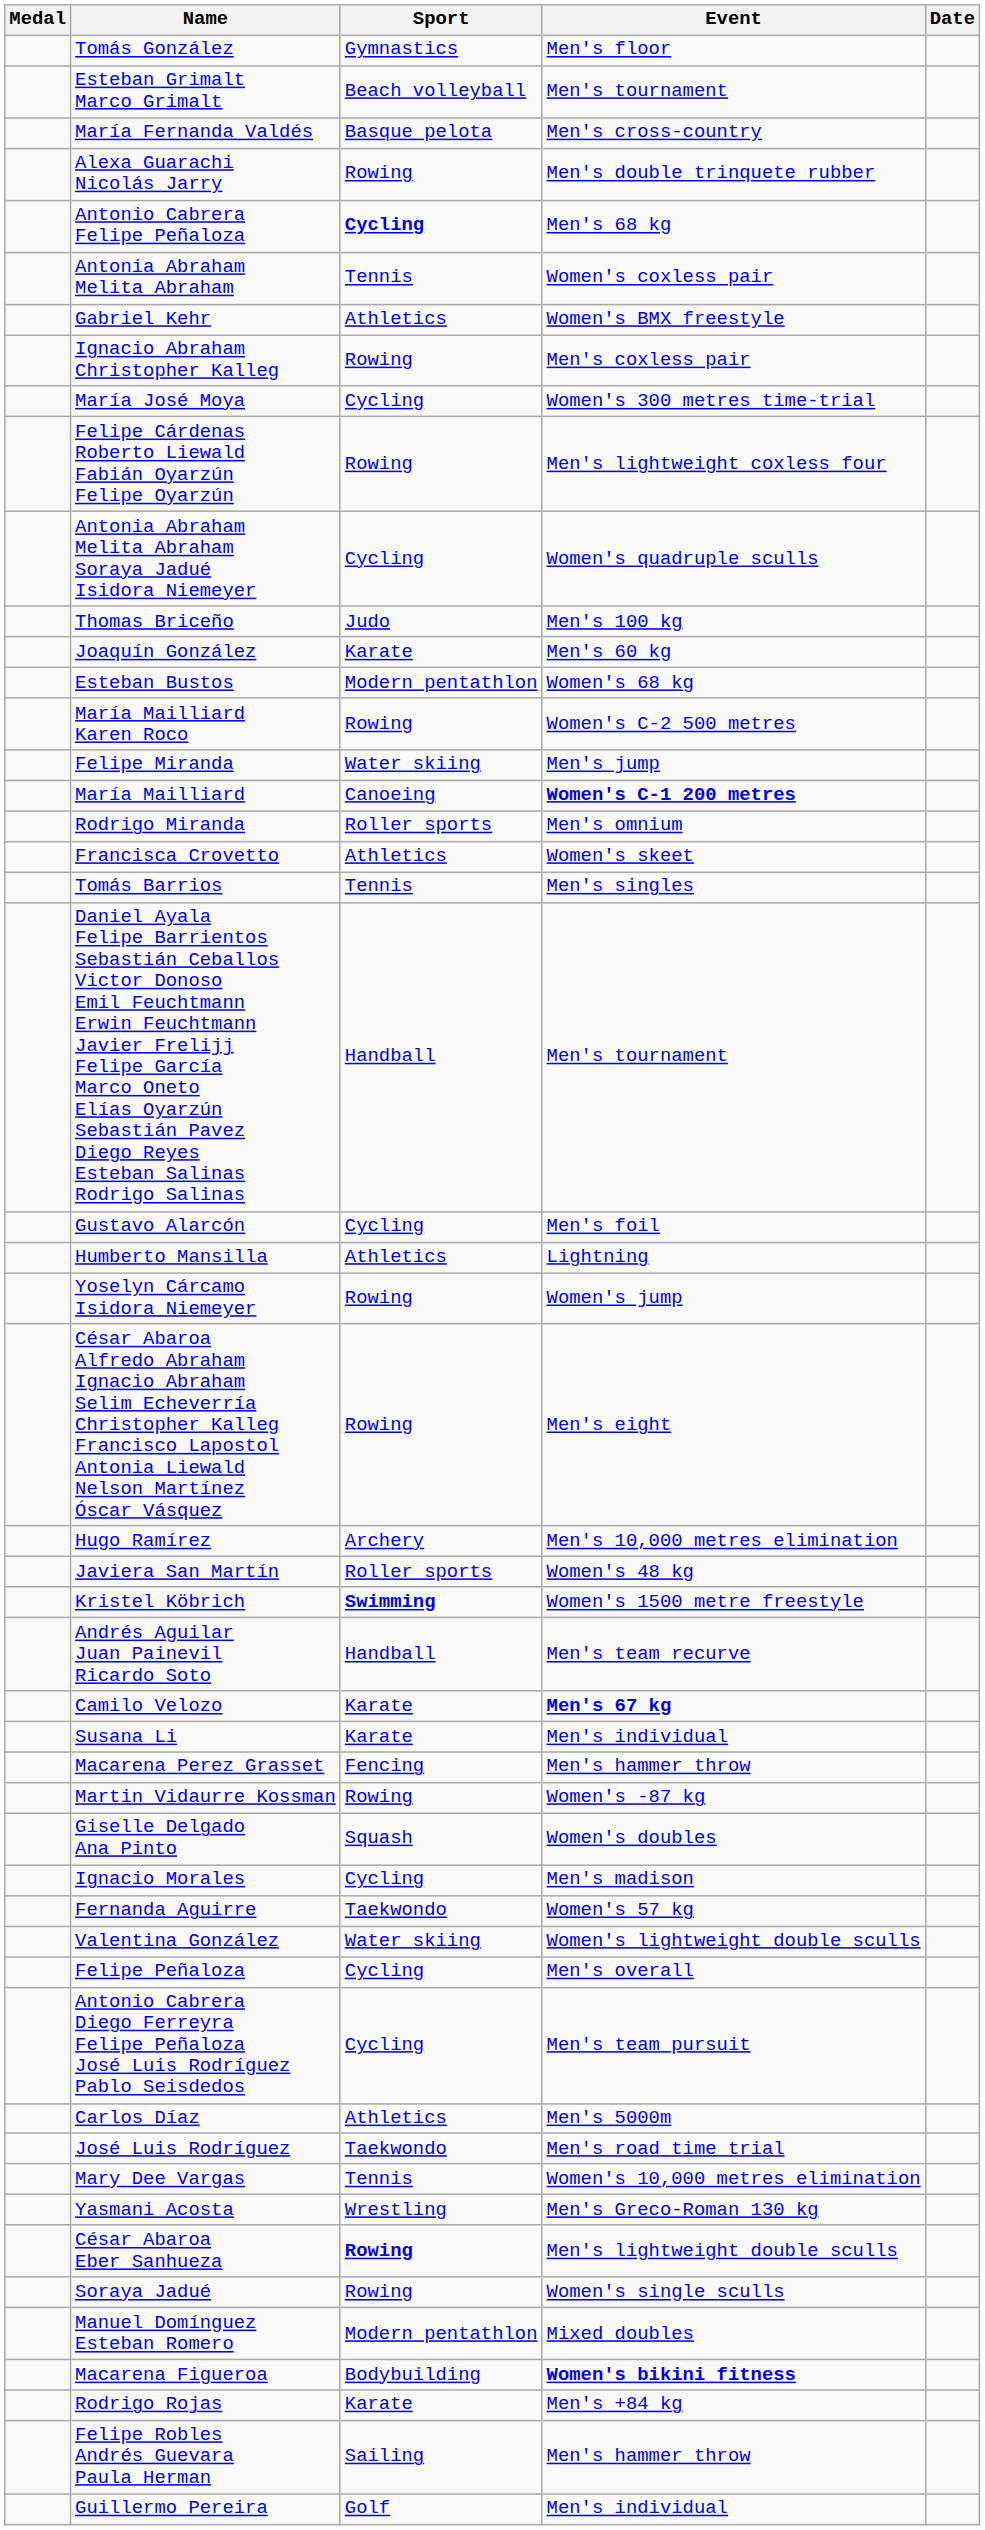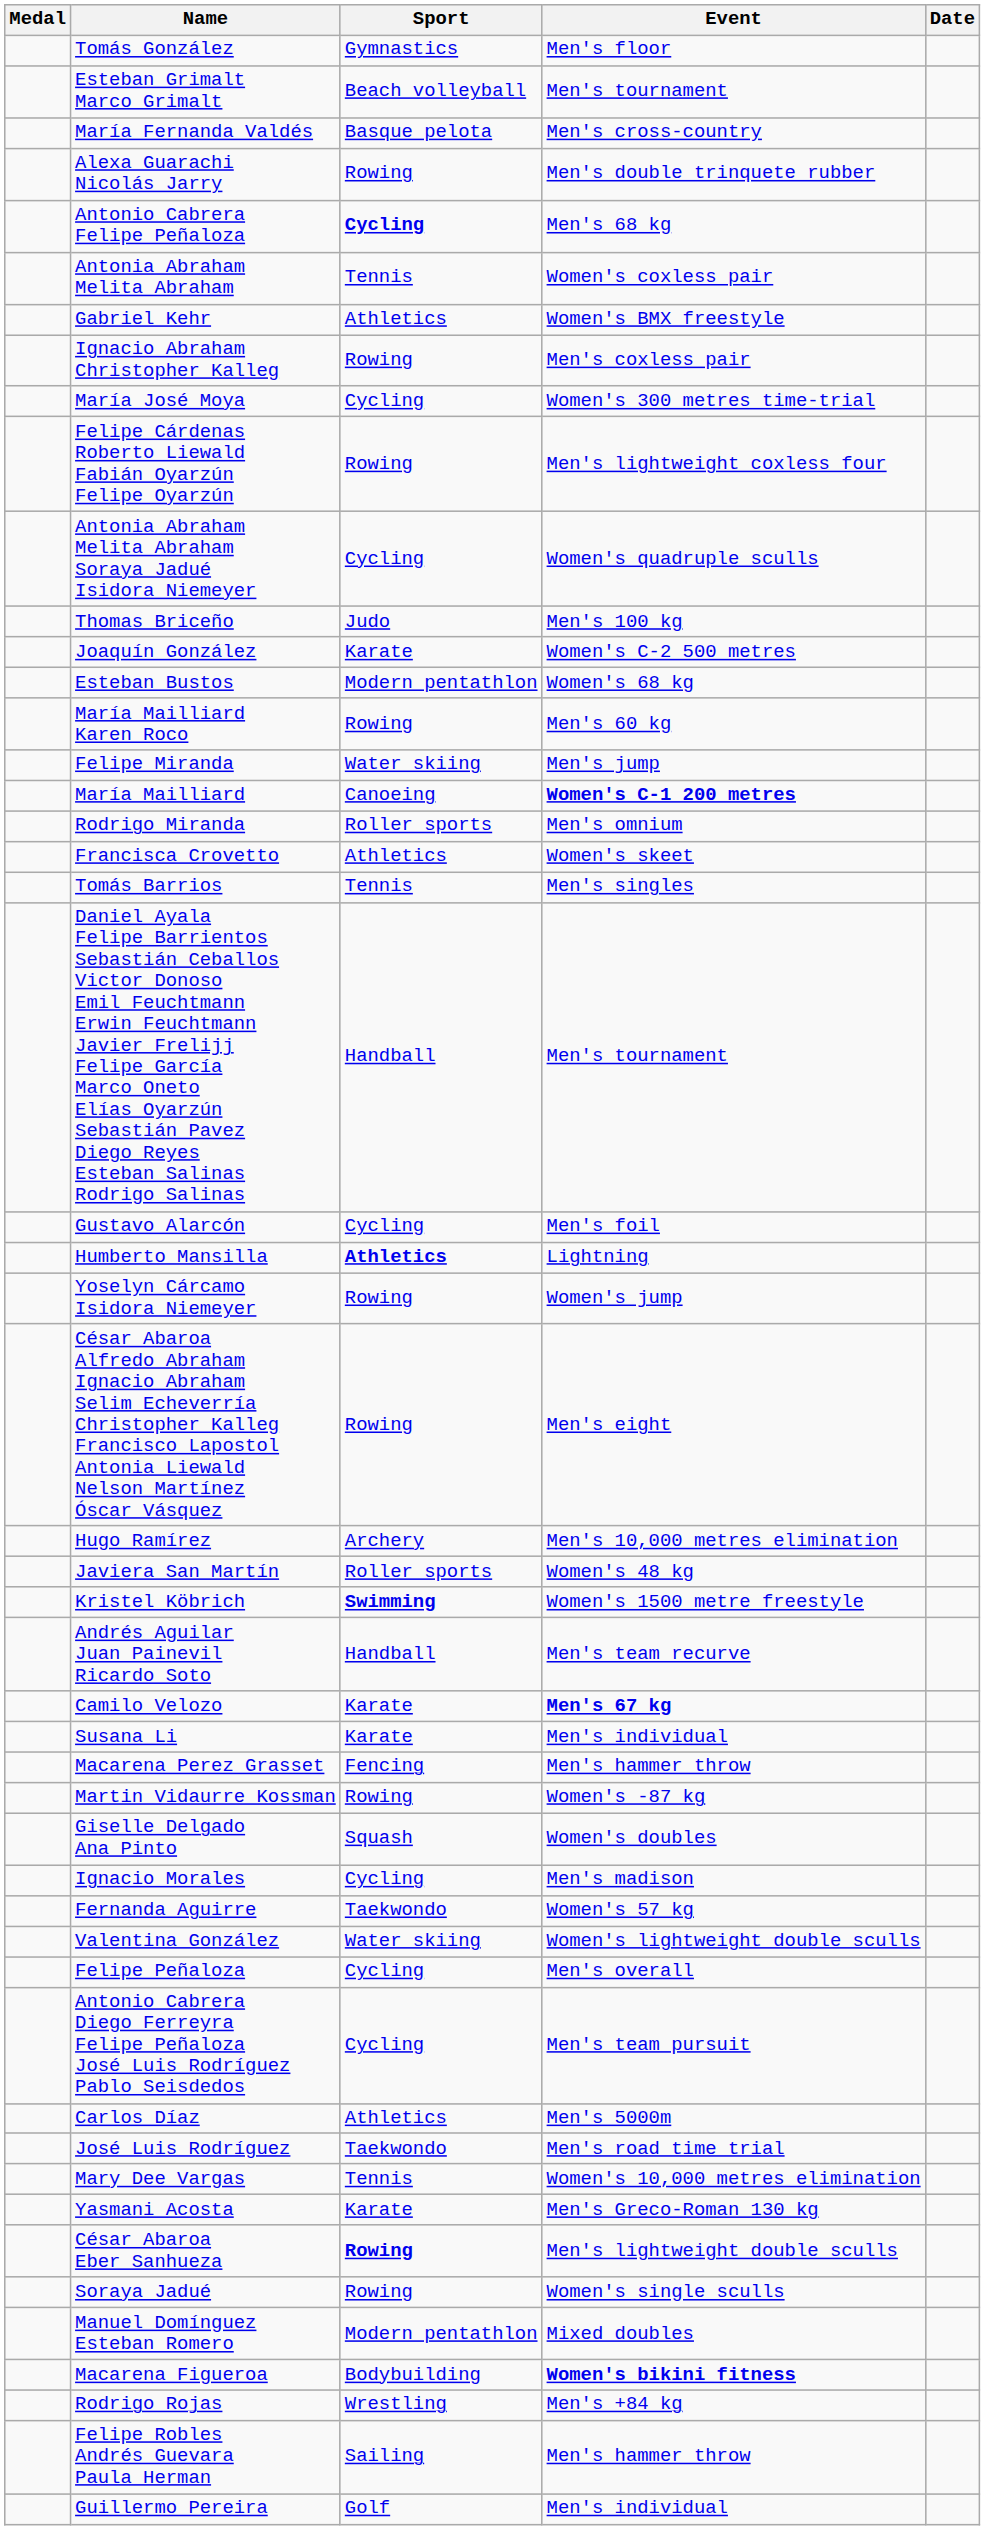(609, 653) Men's 60 kg -> (671, 653) Women's C-2 500 metres
(671, 724) Women's C-2 500 metres -> (609, 724) Men's 60 kg
(396, 1257) normal -> (396, 1257) bold
(396, 2210) Wrestling -> (379, 2210) Karate
(379, 2406) Karate -> (396, 2406) Wrestling
